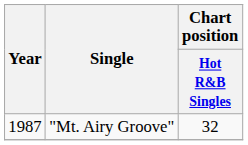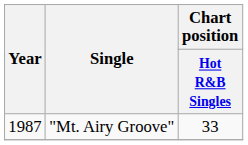(210, 126) 32 -> (210, 126) 33
